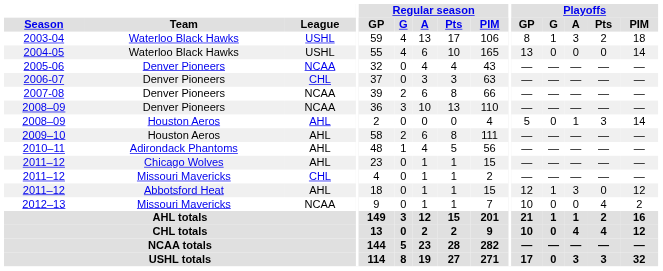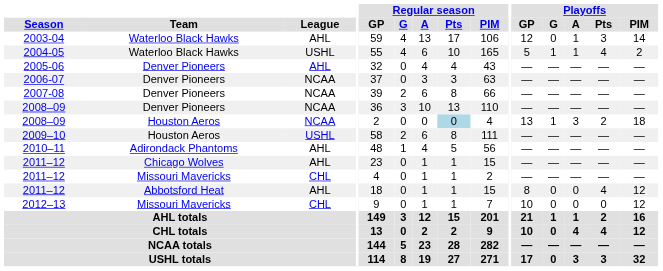(320, 38) USHL -> (320, 38) AHL
(527, 38) 8 -> (527, 38) 12
(553, 38) 1 -> (553, 38) 0
(576, 38) 3 -> (576, 38) 1
(604, 38) 2 -> (604, 38) 3
(639, 38) 18 -> (639, 38) 14
(527, 52) 13 -> (527, 52) 5
(553, 52) 0 -> (553, 52) 1
(576, 52) 0 -> (576, 52) 1
(604, 52) 0 -> (604, 52) 4
(639, 52) 14 -> (639, 52) 2
(320, 66) NCAA -> (320, 66) AHL
(320, 80) CHL -> (320, 80) NCAA
(320, 121) AHL -> (320, 121) NCAA
(454, 121) no background -> (454, 121) lightblue background
(527, 121) 5 -> (527, 121) 13
(553, 121) 0 -> (553, 121) 1
(576, 121) 1 -> (576, 121) 3
(604, 121) 3 -> (604, 121) 2
(639, 121) 14 -> (639, 121) 18
(320, 135) AHL -> (320, 135) USHL
(527, 190) 12 -> (527, 190) 8
(553, 190) 1 -> (553, 190) 0
(576, 190) 3 -> (576, 190) 0
(604, 190) 0 -> (604, 190) 4
(320, 204) NCAA -> (320, 204) CHL
(604, 204) 4 -> (604, 204) 0
(639, 204) 2 -> (639, 204) 12
